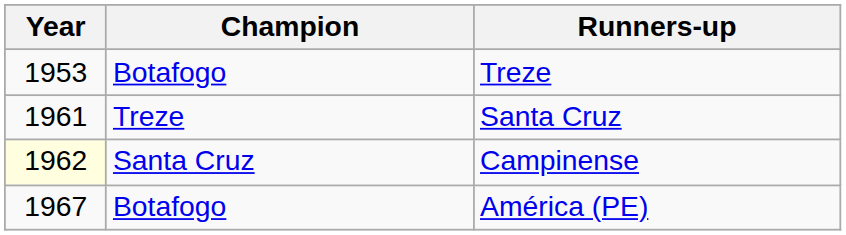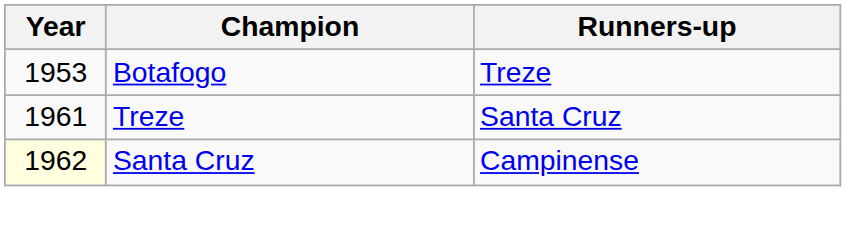- row: (564, 206)
